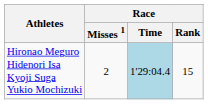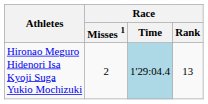(188, 71) 15 -> (188, 71) 13
